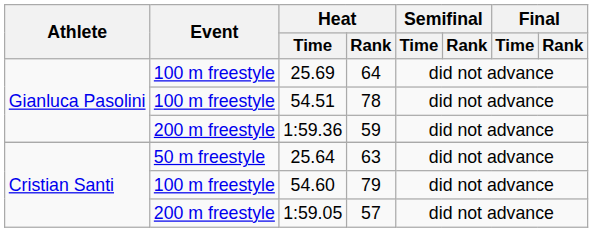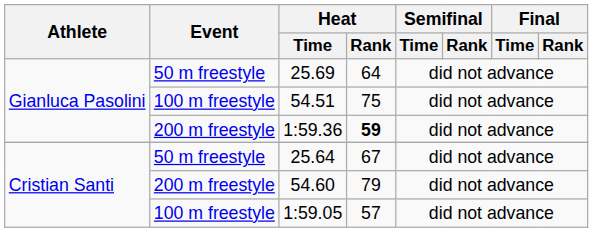(214, 73) 100 m freestyle -> (209, 73) 50 m freestyle
(371, 101) 78 -> (371, 101) 75
(371, 129) normal -> (371, 129) bold
(371, 157) 63 -> (371, 157) 67
(214, 185) 100 m freestyle -> (214, 185) 200 m freestyle
(214, 213) 200 m freestyle -> (214, 213) 100 m freestyle
